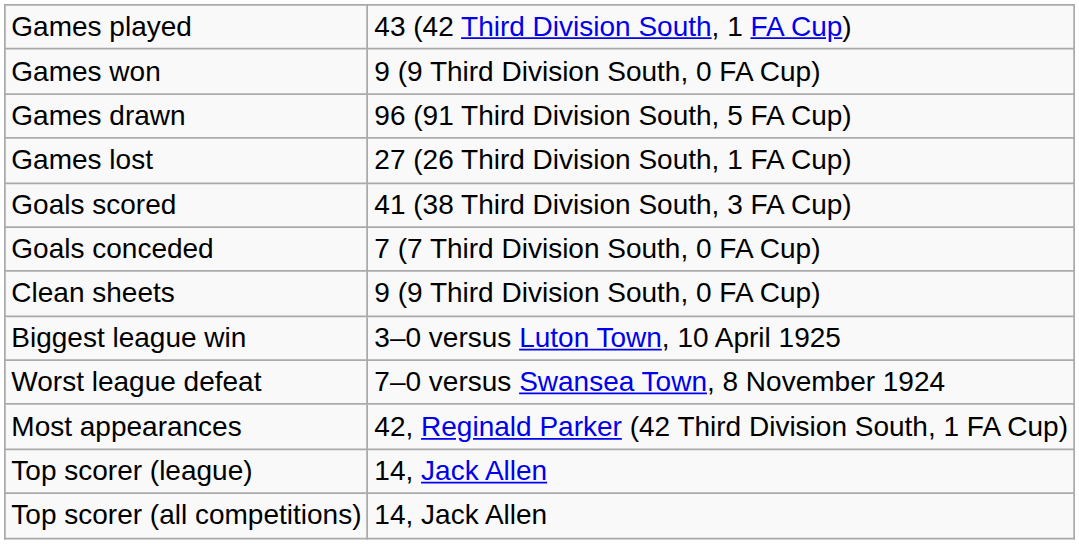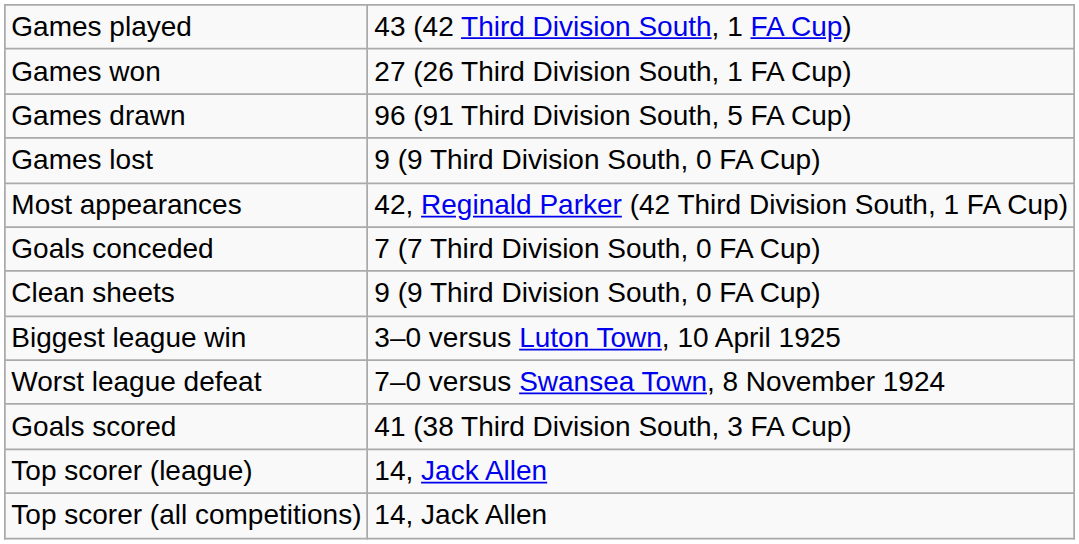(597, 71) 9 (9 Third Division South, 0 FA Cup) -> (613, 71) 27 (26 Third Division South, 1 FA Cup)
(613, 159) 27 (26 Third Division South, 1 FA Cup) -> (597, 159) 9 (9 Third Division South, 0 FA Cup)
rows swapped: (94, 204) <-> (127, 426)
